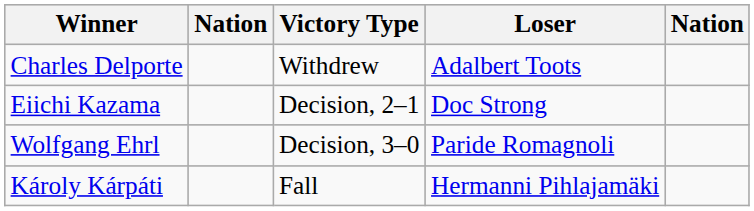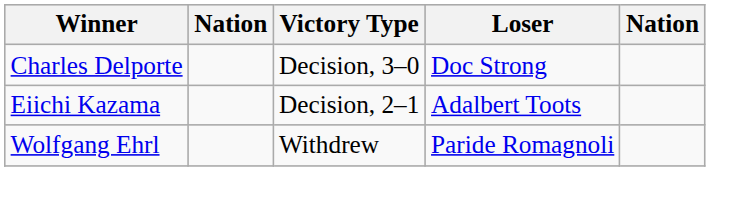(329, 64) Withdrew -> (349, 64) Decision, 3–0
(506, 64) Adalbert Toots -> (489, 64) Doc Strong
(489, 104) Doc Strong -> (506, 104) Adalbert Toots
(349, 144) Decision, 3–0 -> (329, 144) Withdrew
- row: (87, 184)
